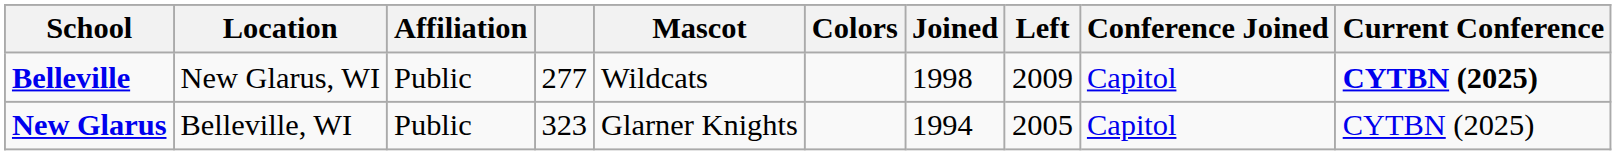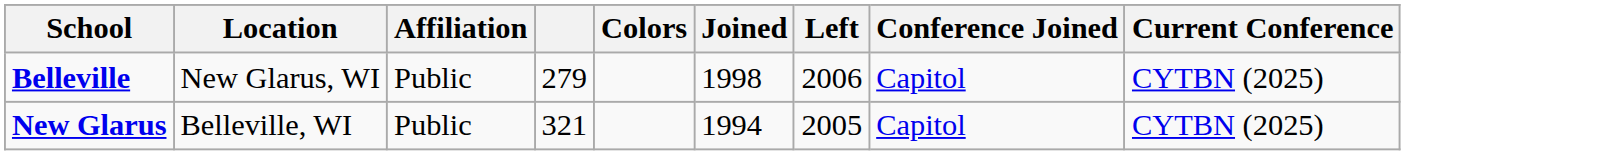- column: (699, 28)
(564, 76) 277 -> (564, 76) 279
(1042, 76) 2009 -> (832, 76) 2006
(1440, 76) bold -> (1228, 76) normal
(564, 125) 323 -> (564, 125) 321
